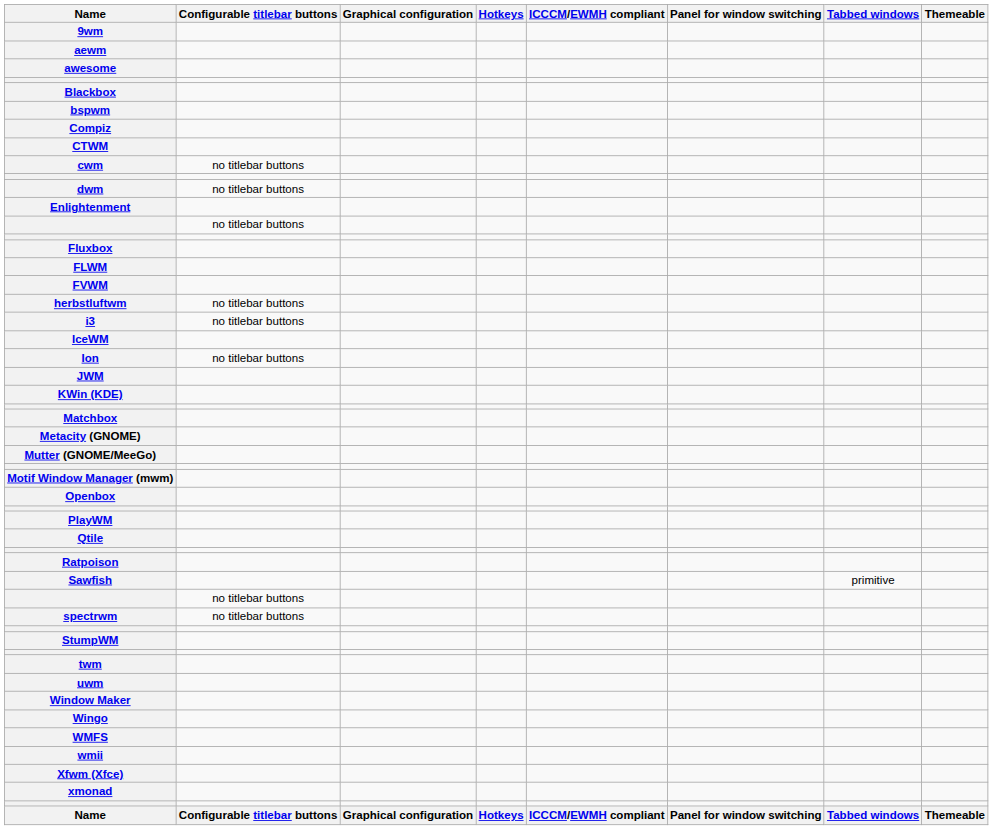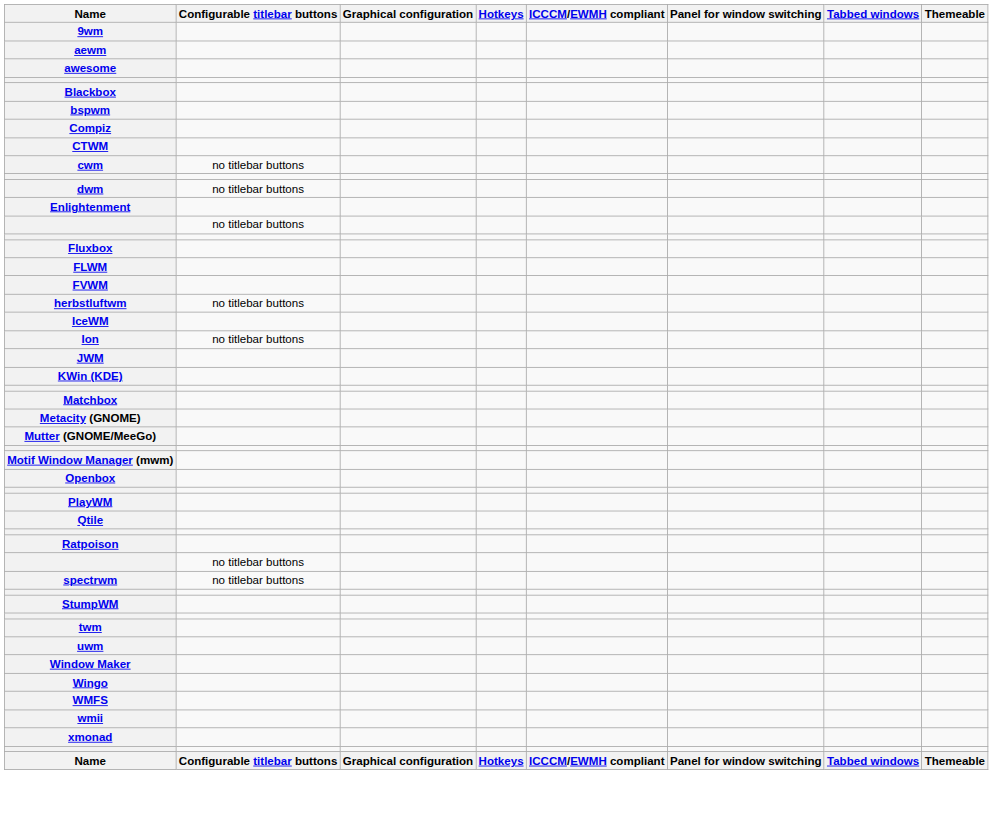- row: (90, 321)
- row: (90, 580)
- row: (90, 773)
